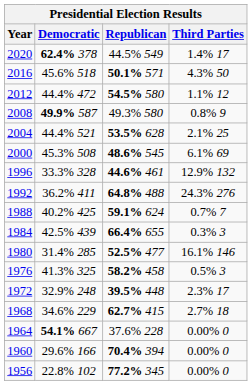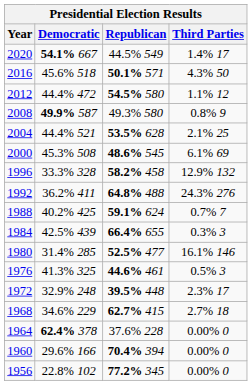(69, 53) 62.4% 378 -> (69, 53) 54.1% 667
(136, 172) 44.6% 461 -> (136, 172) 58.2% 458
(136, 271) 58.2% 458 -> (136, 271) 44.6% 461
(69, 331) 54.1% 667 -> (69, 331) 62.4% 378
